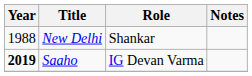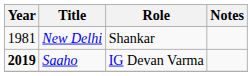(22, 37) 1988 -> (22, 37) 1981
